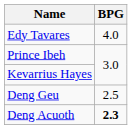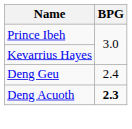- row: (39, 34)
(111, 94) 2.5 -> (111, 74) 2.4
